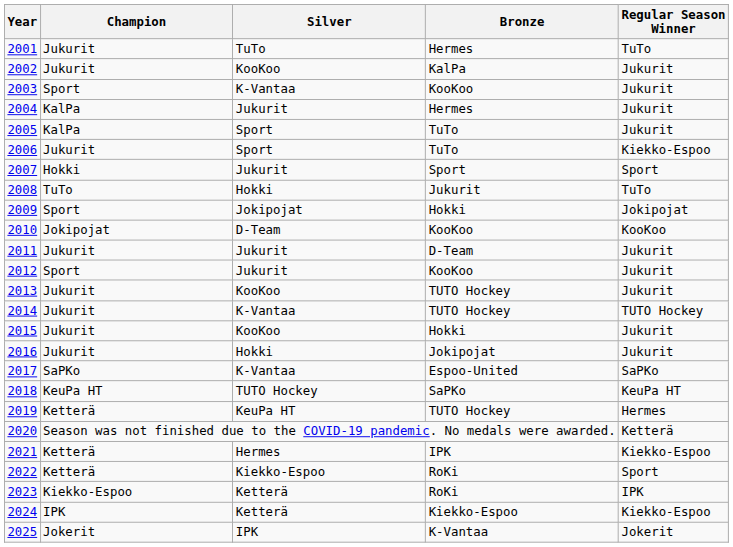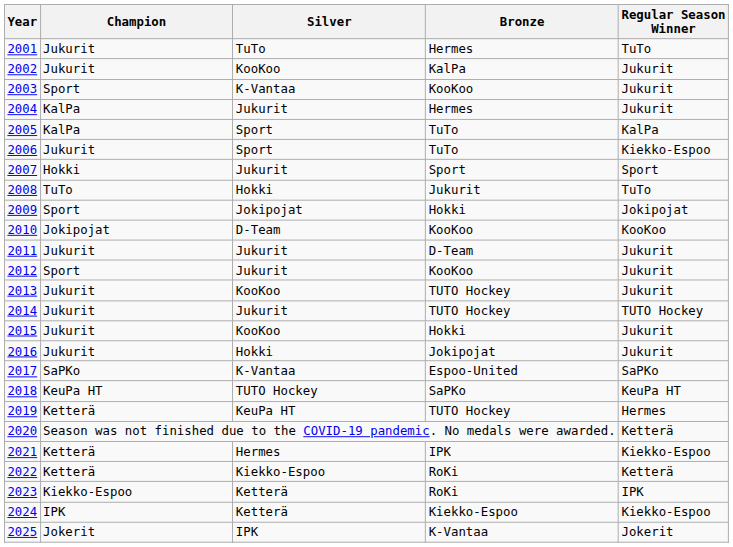(647, 129) Jukurit -> (640, 129) KalPa
(266, 311) K-Vantaa -> (262, 311) Jukurit
(640, 472) Sport -> (647, 472) Ketterä
